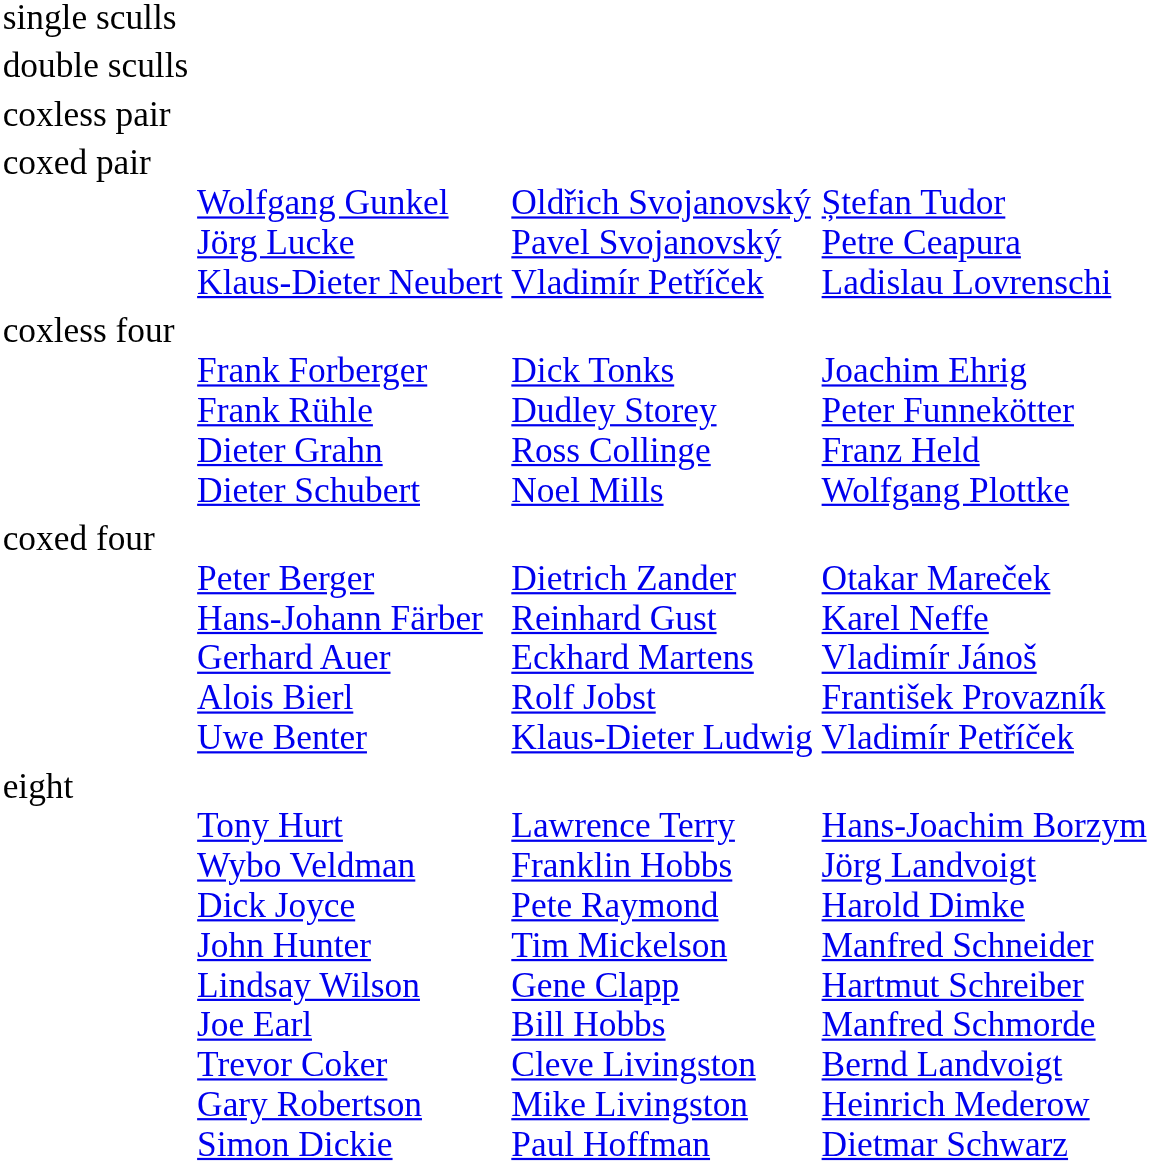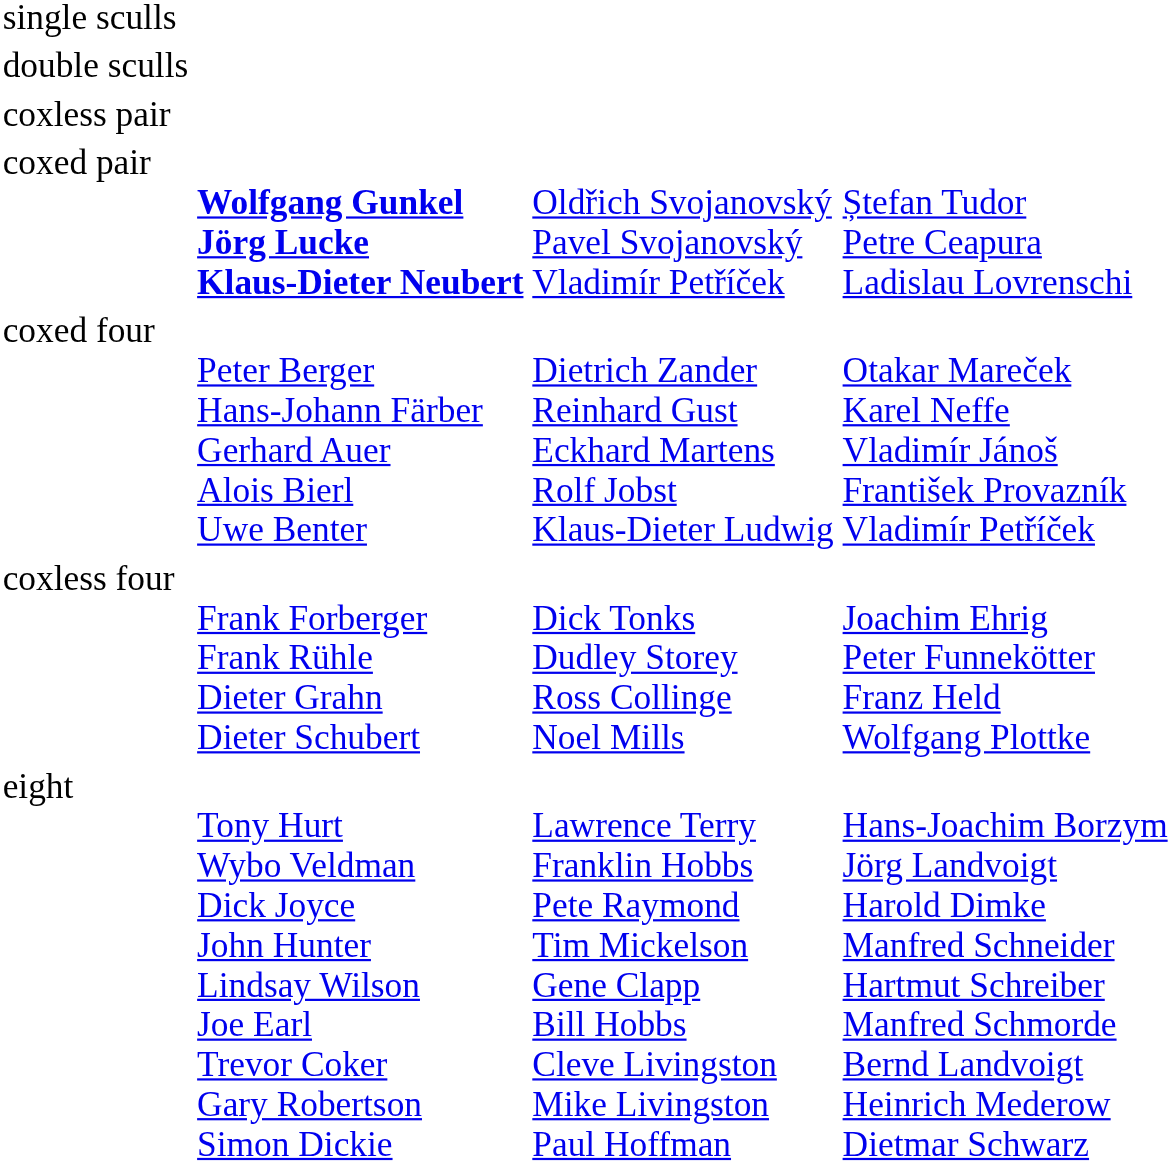(350, 242) normal -> (360, 242) bold
rows swapped: (89, 330) <-> (79, 538)
